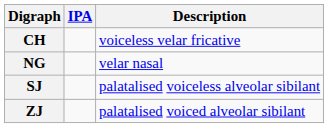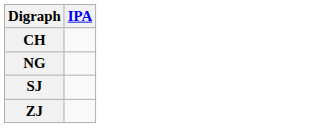- column: (210, 16)
